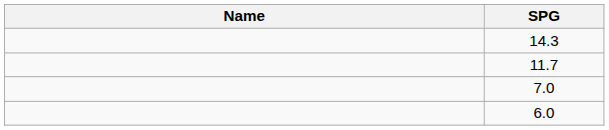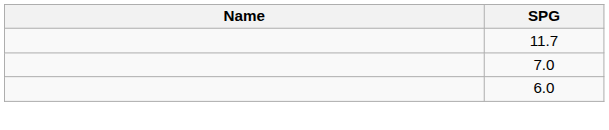- row: (544, 40)
